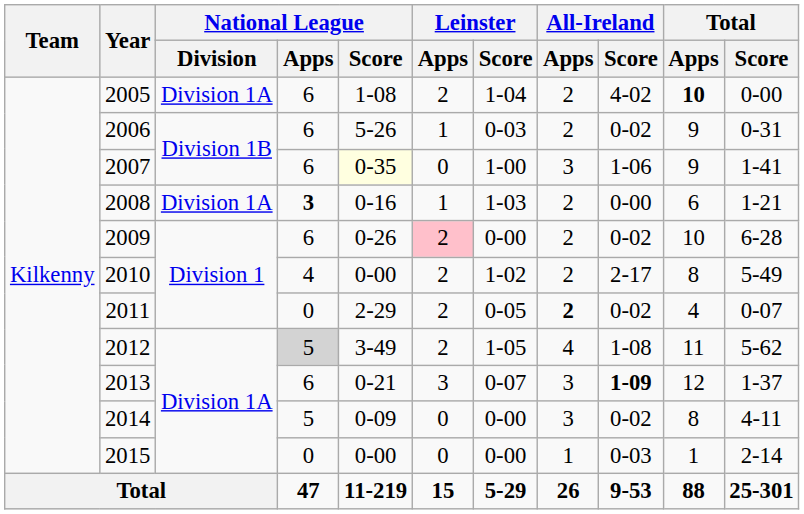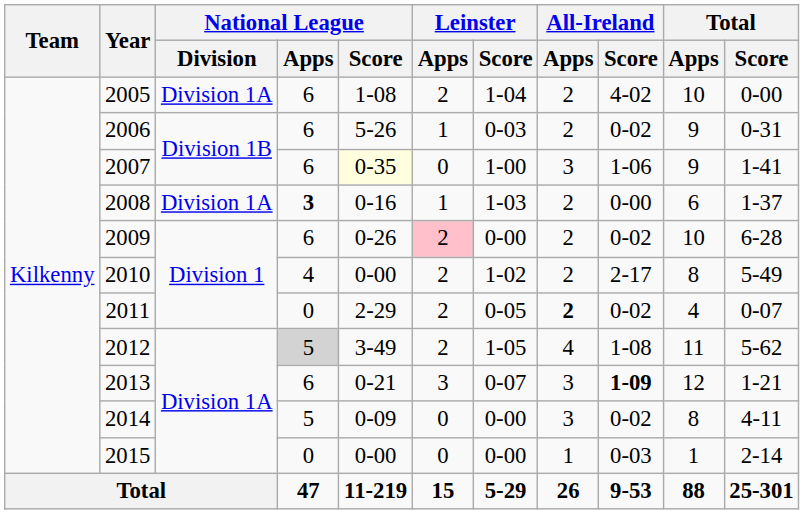(694, 94) bold -> (694, 94) normal
(761, 202) 1-21 -> (761, 202) 1-37
(761, 382) 1-37 -> (761, 382) 1-21
